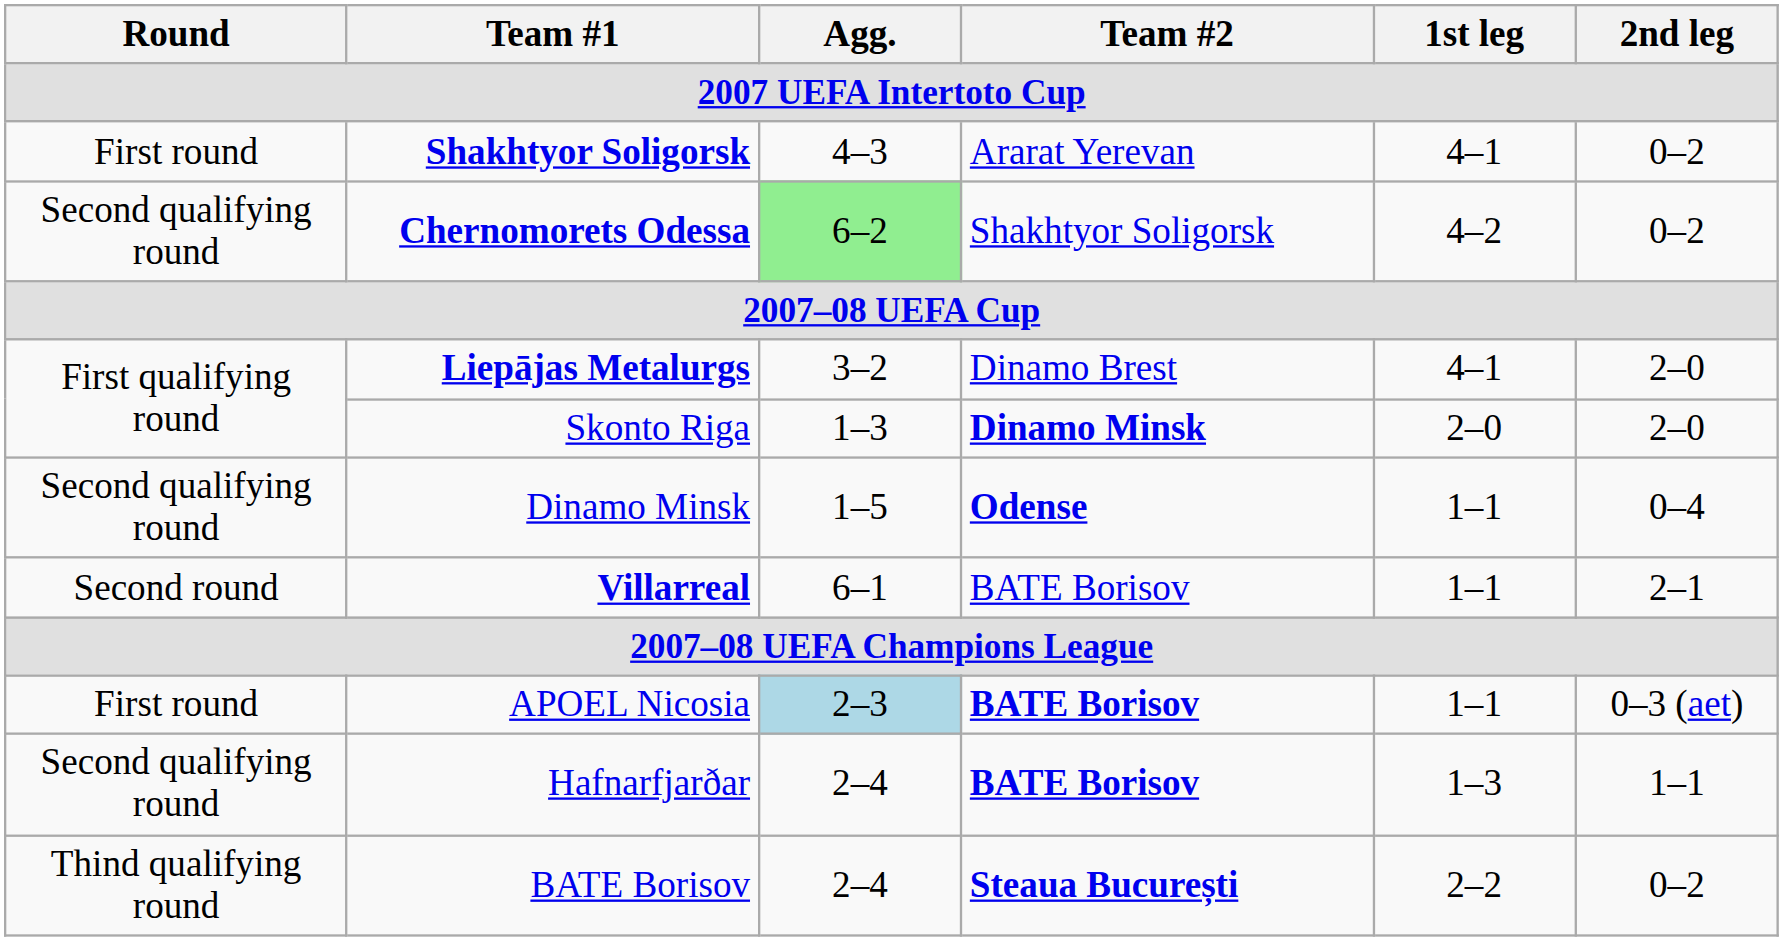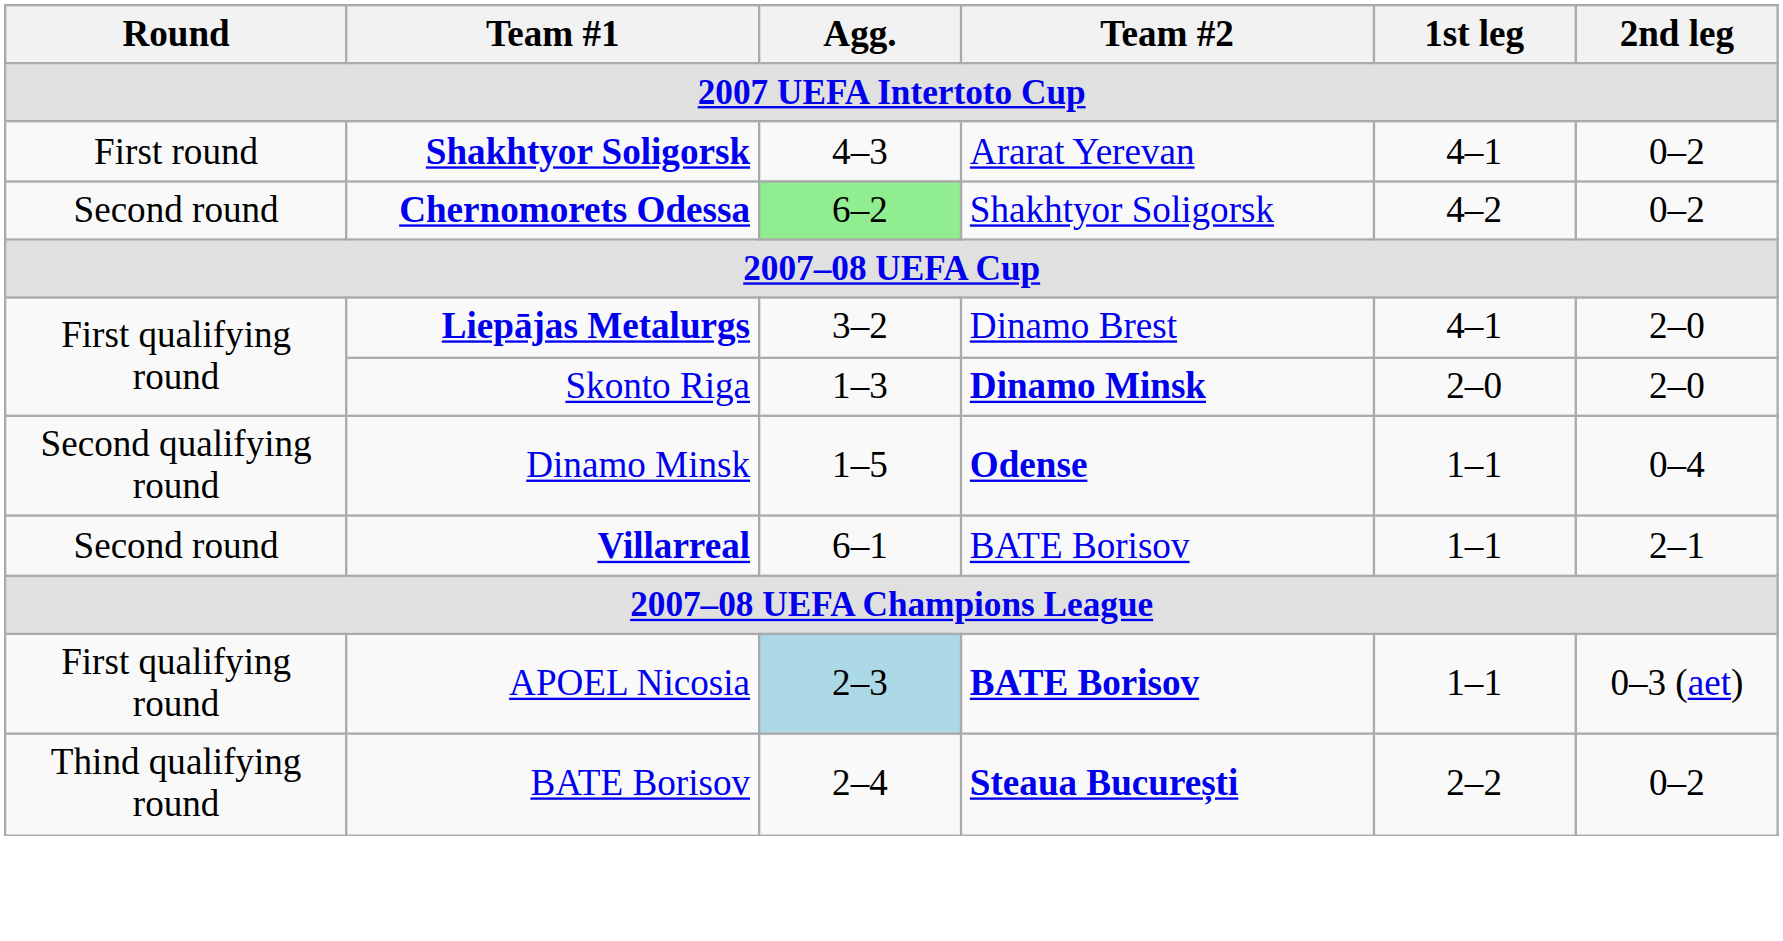(176, 230) Second qualifying round -> (176, 209) Second round
(176, 703) First round -> (176, 683) First qualifying round
- row: (649, 783)
